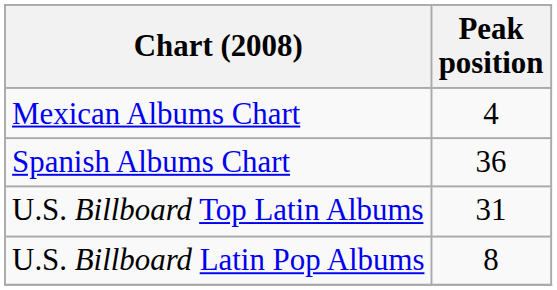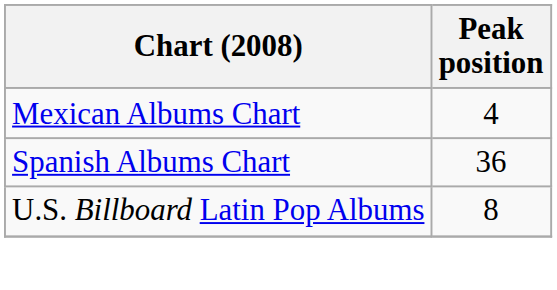- row: (218, 210)
